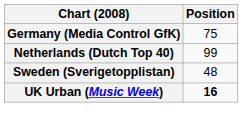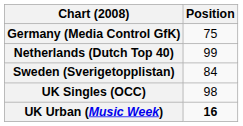(210, 72) 48 -> (210, 72) 84
+ row: (94, 92)
